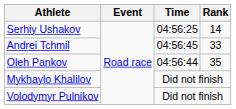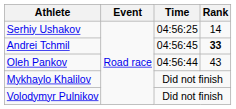(216, 46) normal -> (216, 46) bold
(216, 63) 35 -> (216, 63) 43
